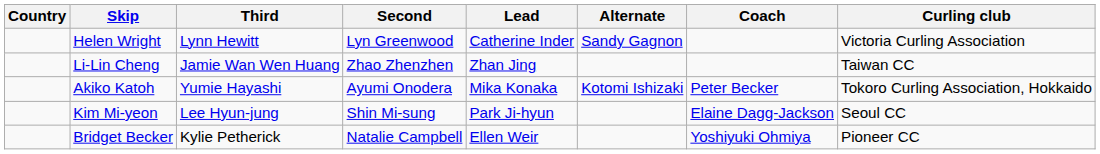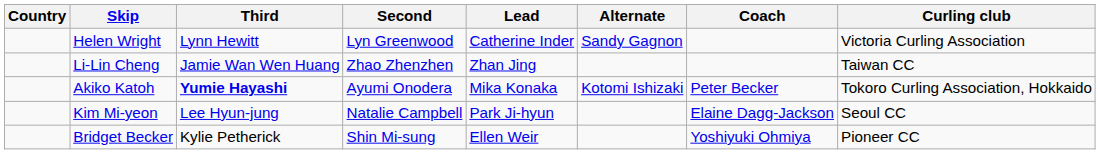(231, 88) normal -> (234, 88) bold
(391, 112) Shin Mi-sung -> (404, 112) Natalie Campbell
(404, 137) Natalie Campbell -> (391, 137) Shin Mi-sung
